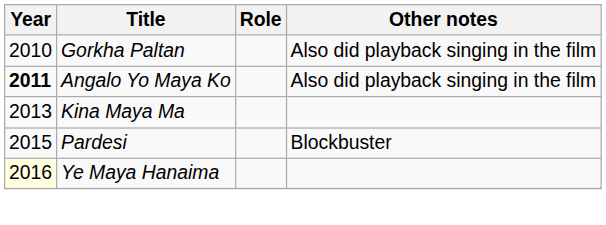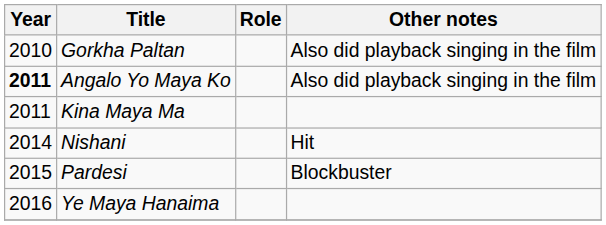(31, 111) 2013 -> (30, 111) 2011
+ row: (93, 142)
(31, 173) lightyellow background -> (31, 204) no background
